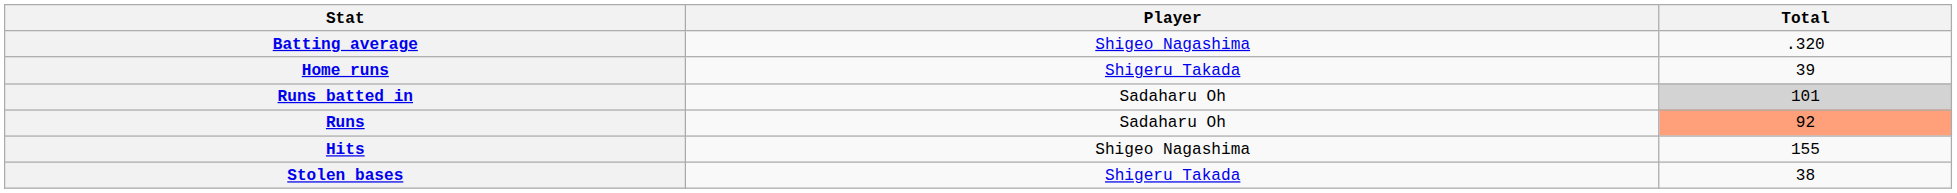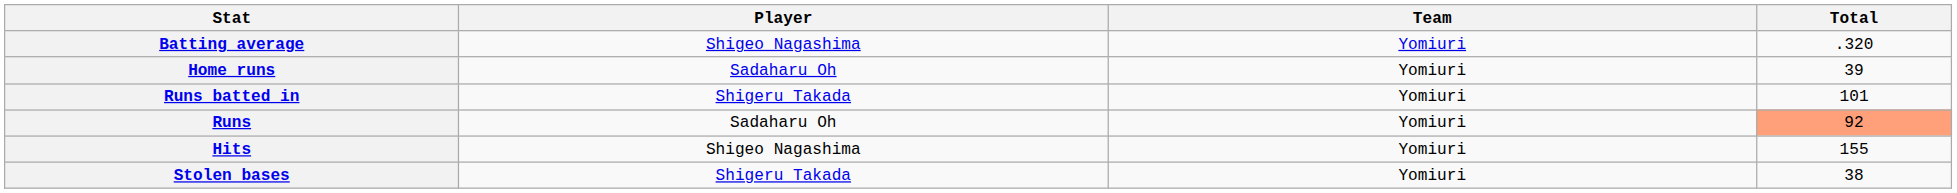+ column: (1432, 18)
(1173, 70) Shigeru Takada -> (783, 70) Sadaharu Oh
(1173, 97) Sadaharu Oh -> (783, 97) Shigeru Takada
(1805, 97) lightgrey background -> (1854, 97) no background
